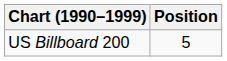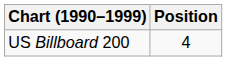(186, 42) 5 -> (186, 42) 4
